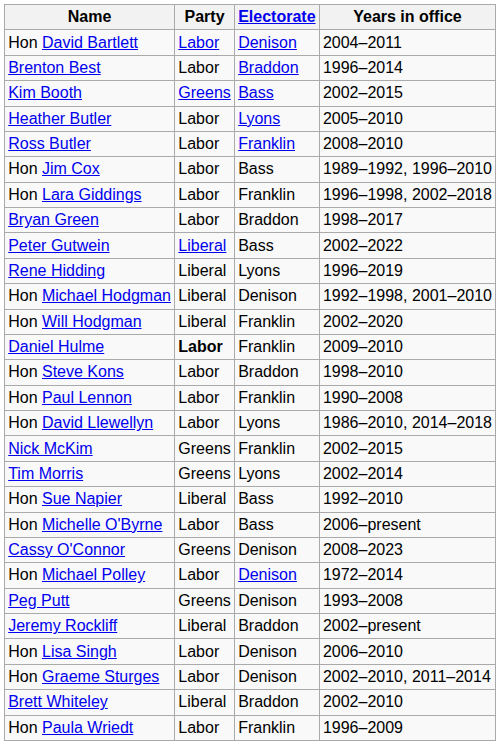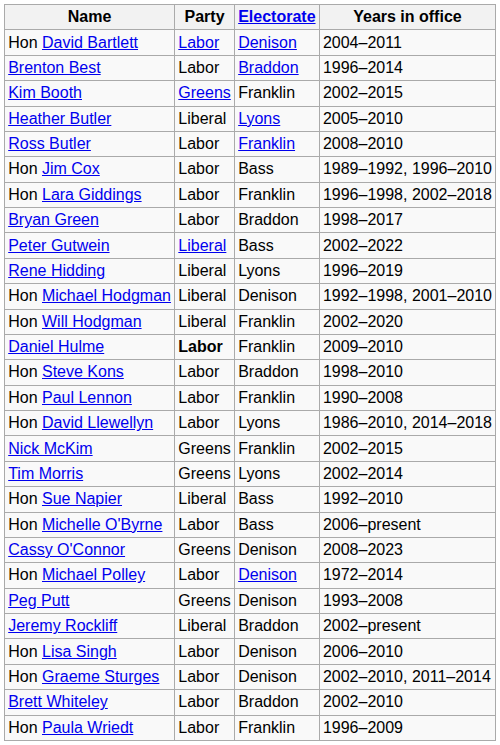(256, 93) Bass -> (267, 93) Franklin
(199, 118) Labor -> (202, 118) Liberal
(202, 702) Liberal -> (199, 702) Labor
